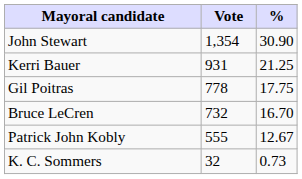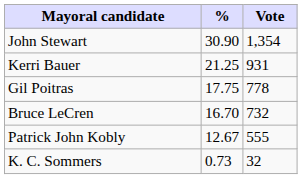columns swapped: (229, 16) <-> (277, 16)
